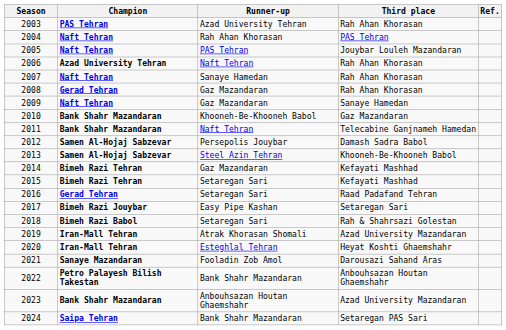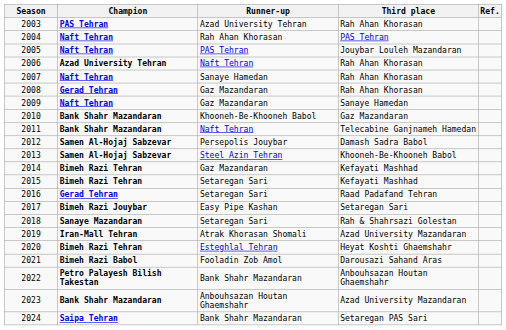(98, 221) Bimeh Razi Babol -> (101, 221) Sanaye Mazandaran
(98, 247) Iran-Mall Tehran -> (101, 247) Bimeh Razi Tehran
(101, 260) Sanaye Mazandaran -> (98, 260) Bimeh Razi Babol
